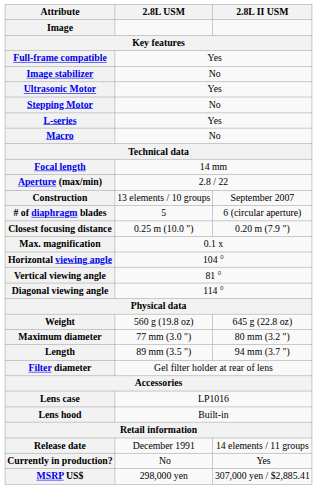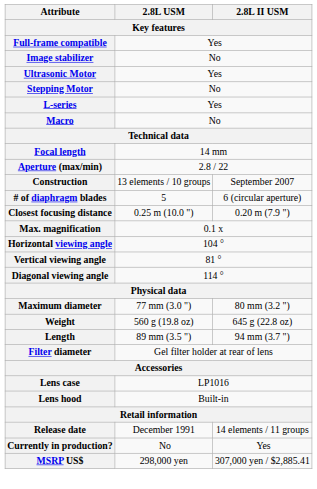- row: (60, 27)
rows swapped: (60, 321) <-> (60, 337)
